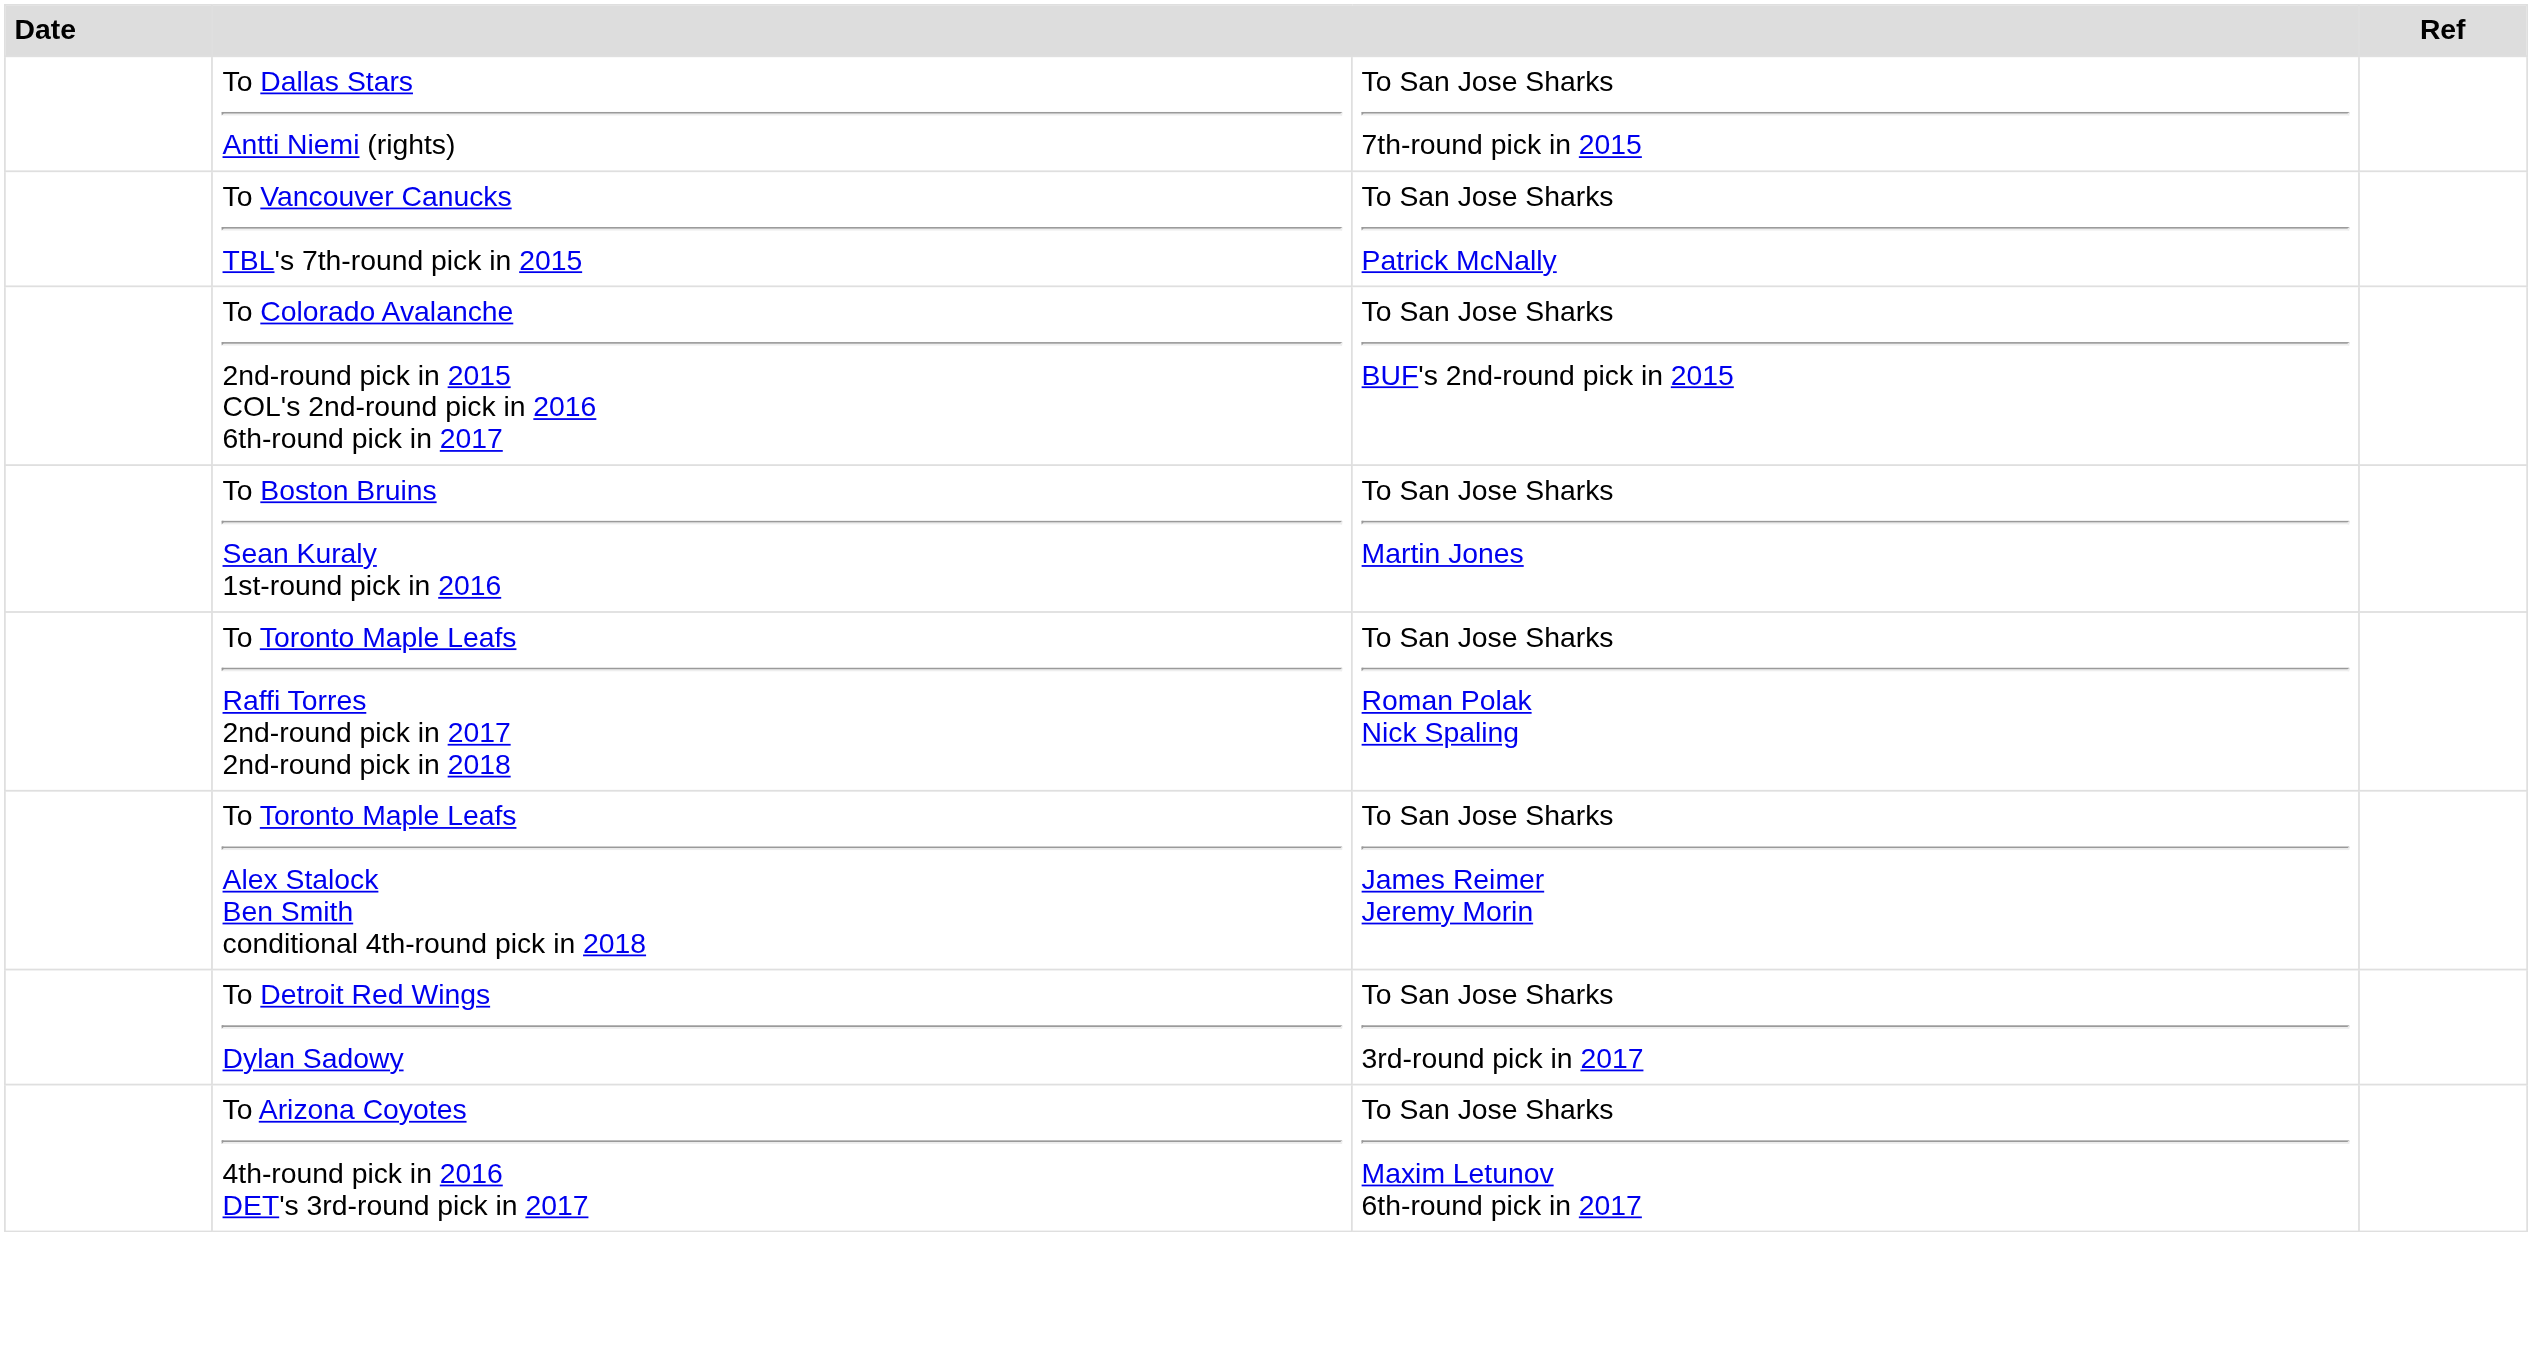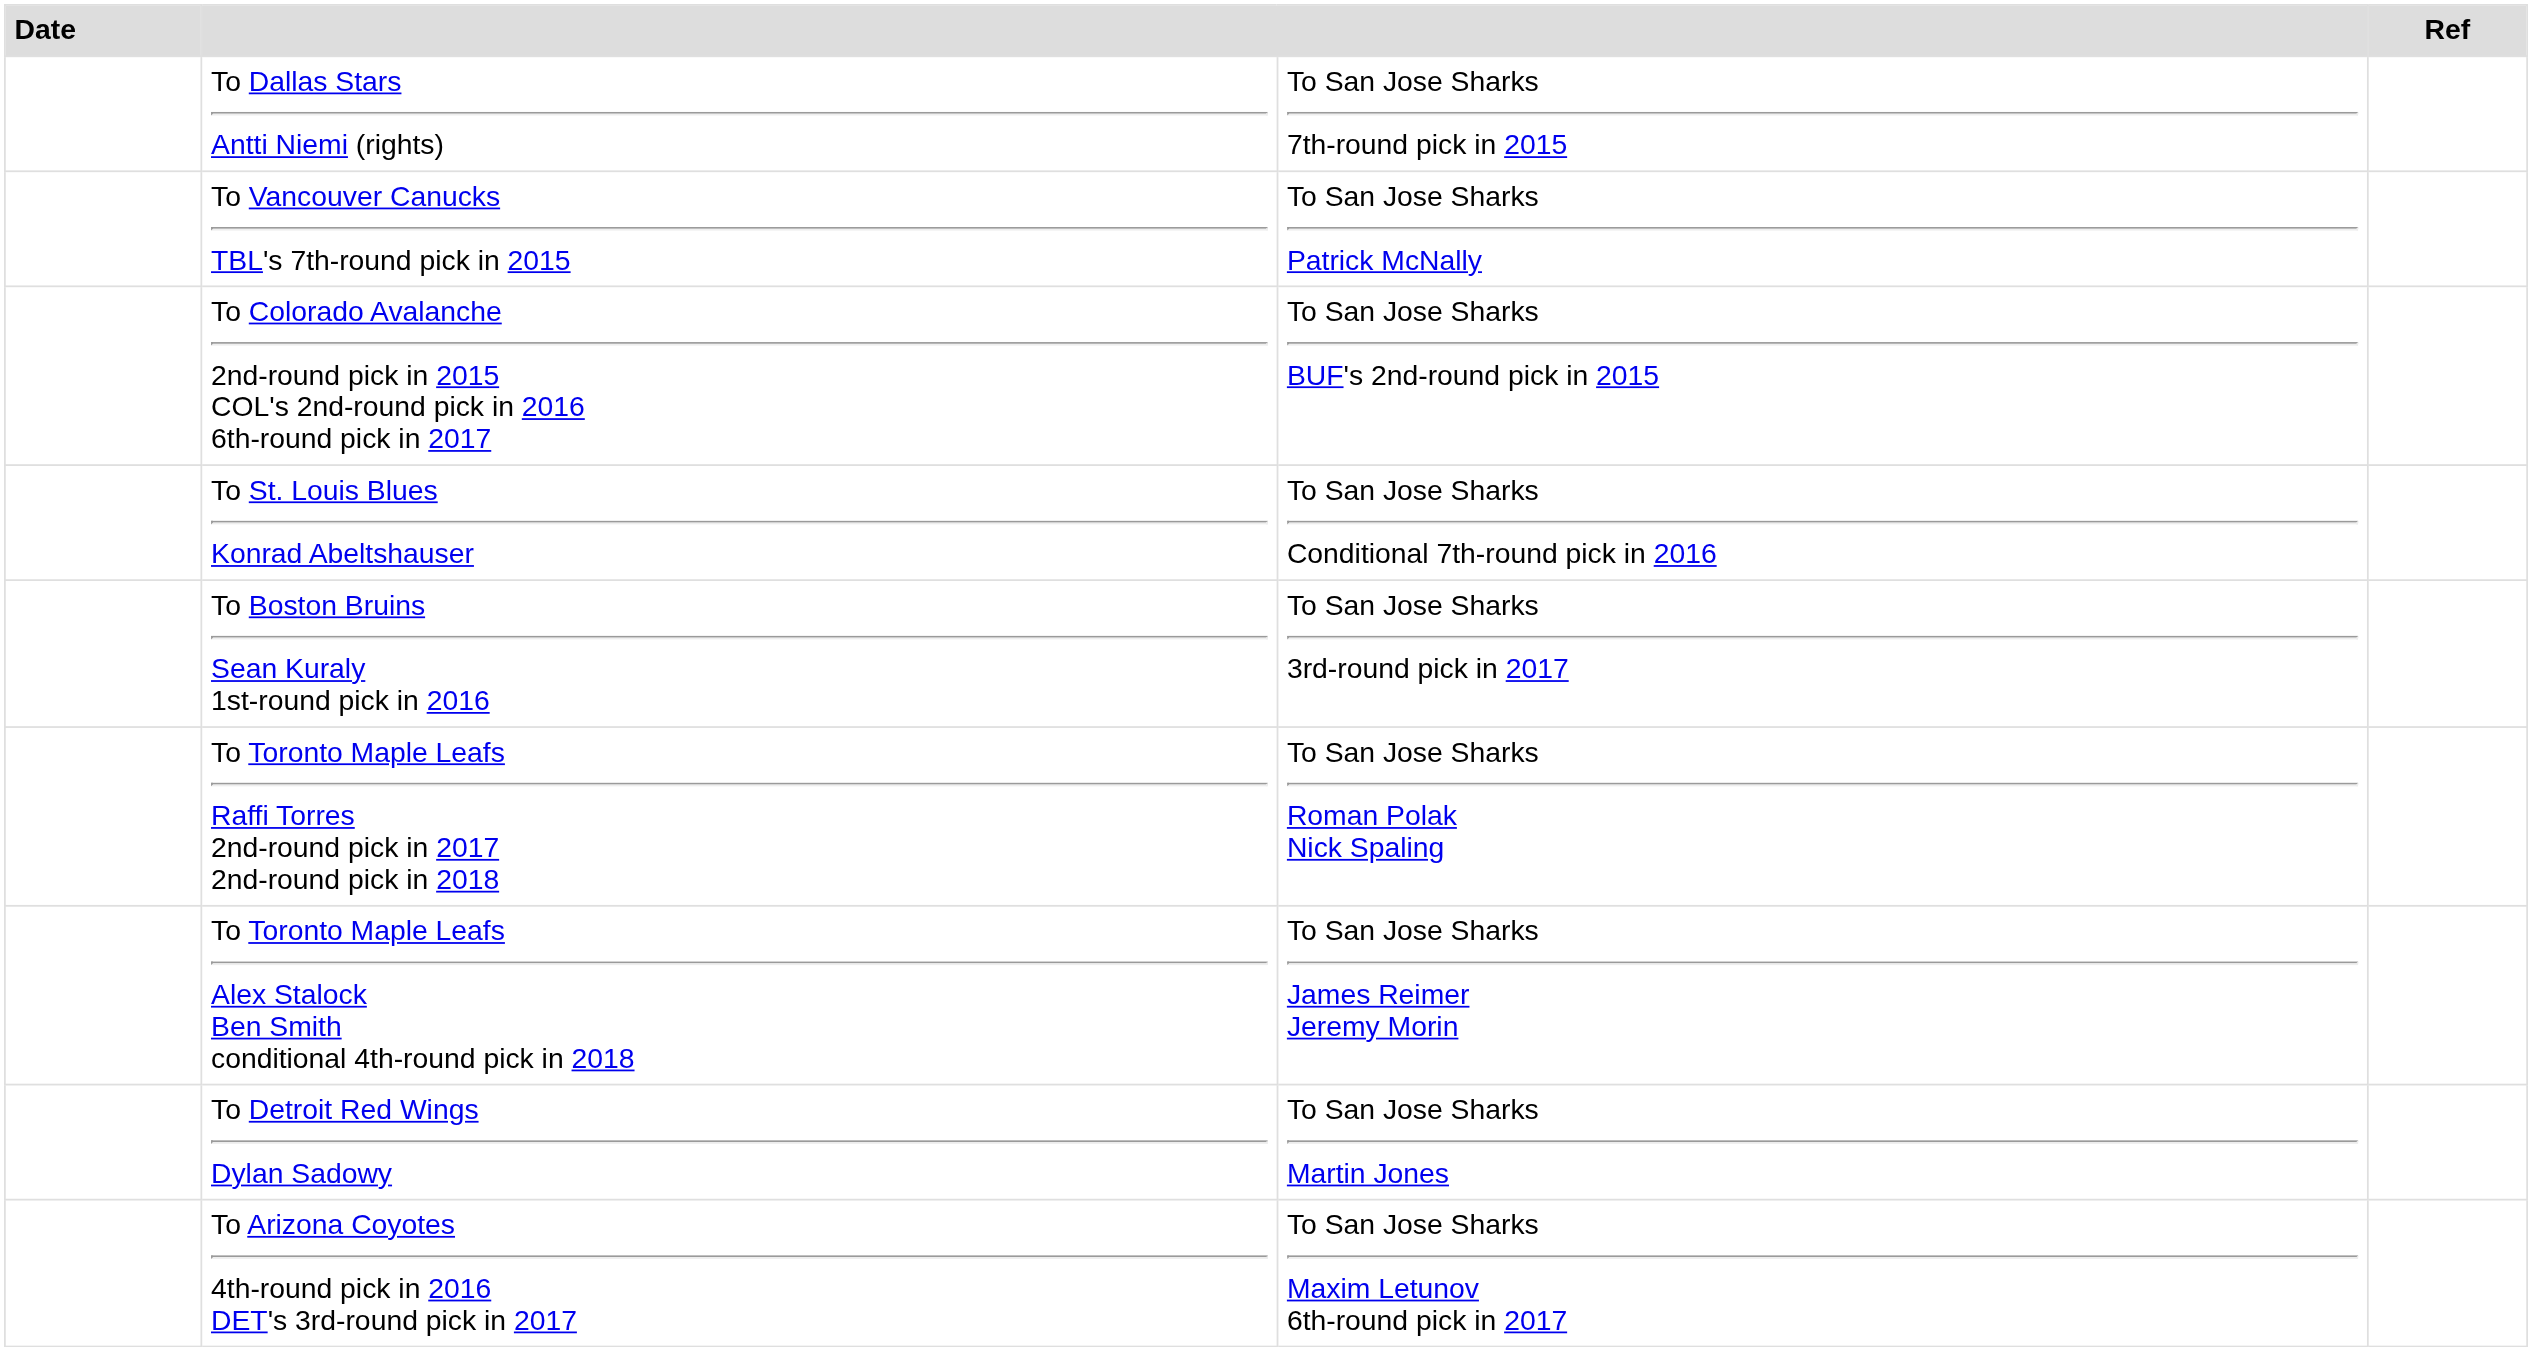+ row: (739, 522)
(1855, 522) To San Jose Sharks Martin Jones -> (1823, 637) To San Jose Sharks 3rd-round pick in 2017
(1855, 1026) To San Jose Sharks 3rd-round pick in 2017 -> (1823, 1141) To San Jose Sharks Martin Jones
